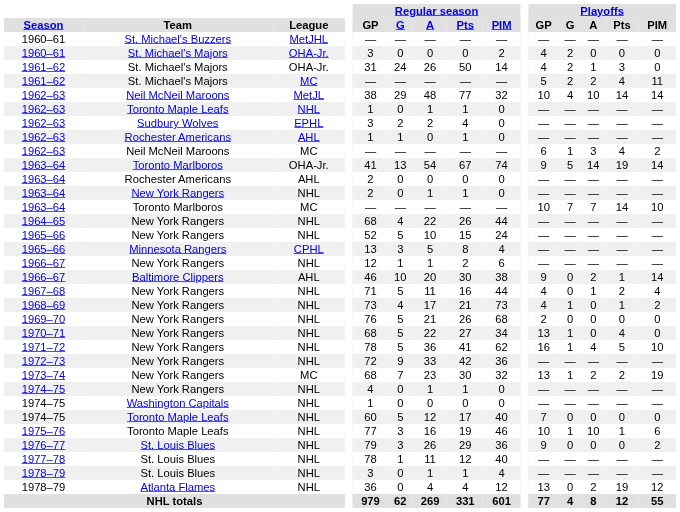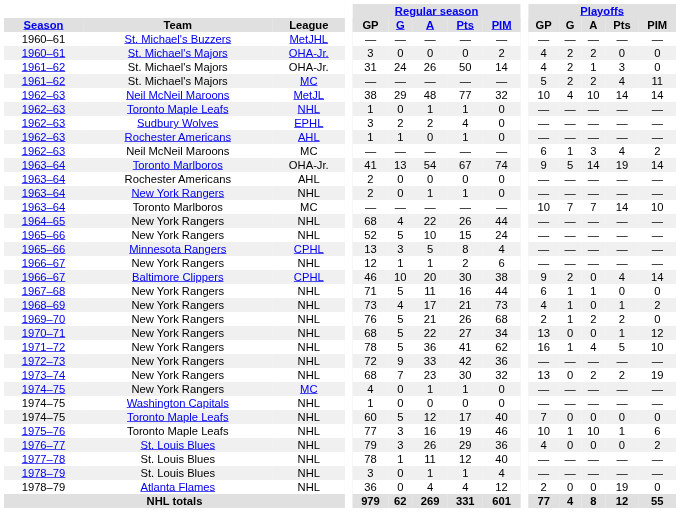(593, 53) 0 -> (593, 53) 2
(309, 277) AHL -> (309, 277) CPHL
(570, 277) 0 -> (570, 277) 2
(593, 277) 2 -> (593, 277) 0
(622, 277) 1 -> (622, 277) 4
(544, 291) 4 -> (544, 291) 6
(570, 291) 0 -> (570, 291) 1
(622, 291) 2 -> (622, 291) 0
(657, 291) 4 -> (657, 291) 0
(570, 319) 0 -> (570, 319) 1
(593, 319) 0 -> (593, 319) 2
(622, 319) 0 -> (622, 319) 2
(570, 333) 1 -> (570, 333) 0
(622, 333) 4 -> (622, 333) 1
(657, 333) 0 -> (657, 333) 12
(309, 375) MC -> (309, 375) NHL
(570, 375) 1 -> (570, 375) 0
(309, 389) NHL -> (309, 389) MC
(544, 445) 9 -> (544, 445) 4
(544, 487) 13 -> (544, 487) 2
(593, 487) 2 -> (593, 487) 0
(657, 487) 12 -> (657, 487) 0
